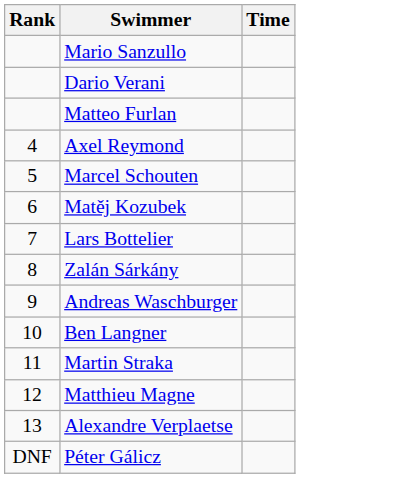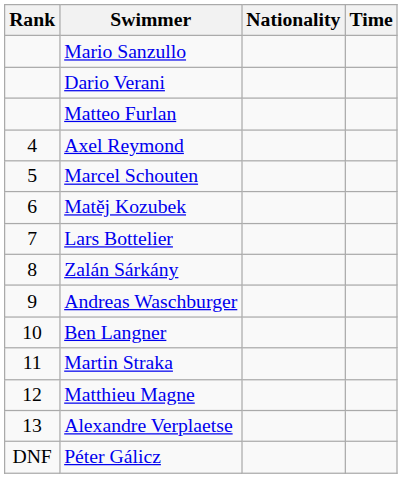+ column: (293, 20)
